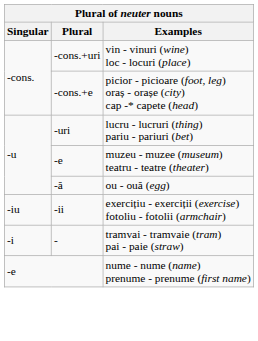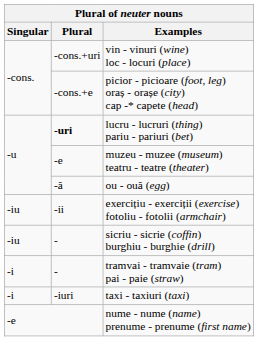(62, 130) normal -> (63, 130) bold
+ row: (160, 240)
+ row: (147, 295)
